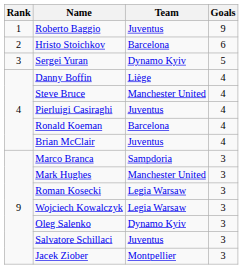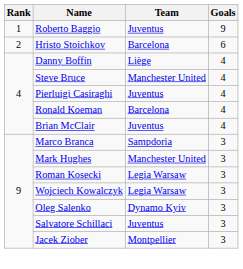- row: (62, 61)
